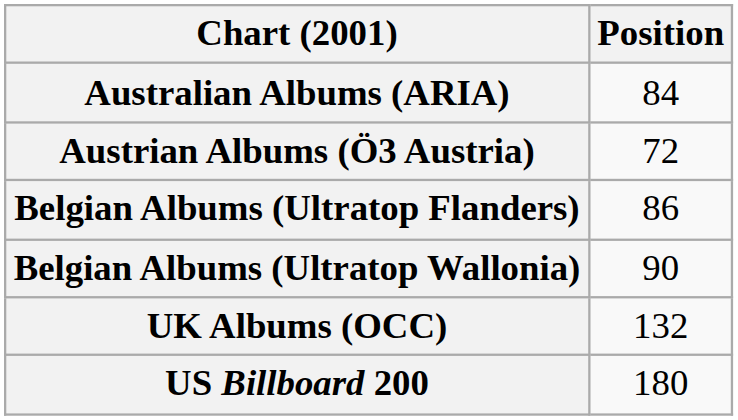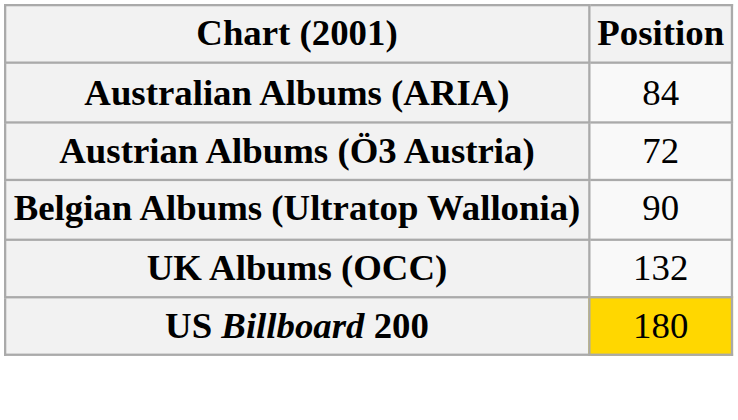- row: (297, 208)
(661, 383) no background -> (661, 325) gold background
